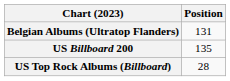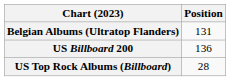(203, 48) 135 -> (203, 48) 136
